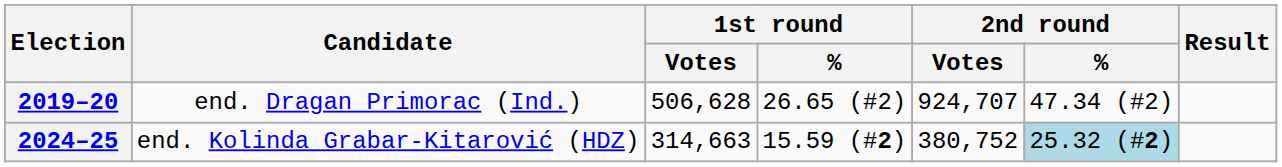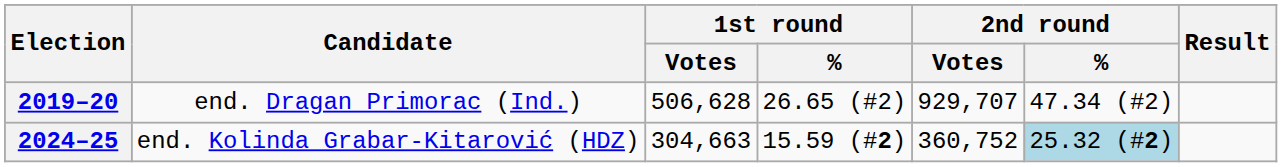(968, 102) 924,707 -> (968, 102) 929,707
(701, 141) 314,663 -> (701, 141) 304,663
(968, 141) 380,752 -> (968, 141) 360,752
